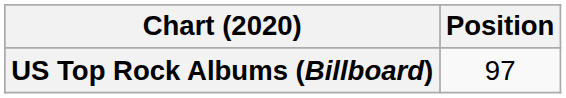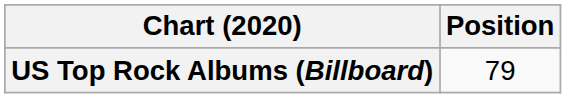(500, 69) 97 -> (500, 69) 79
